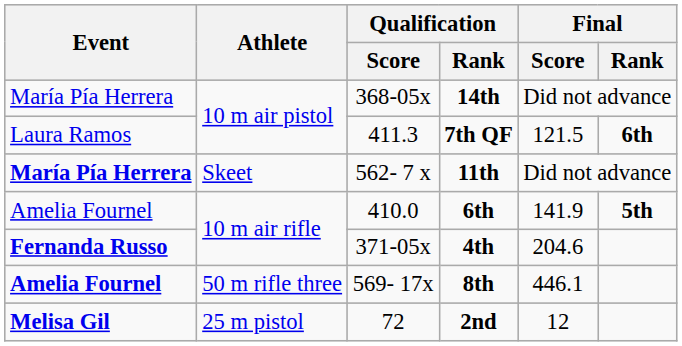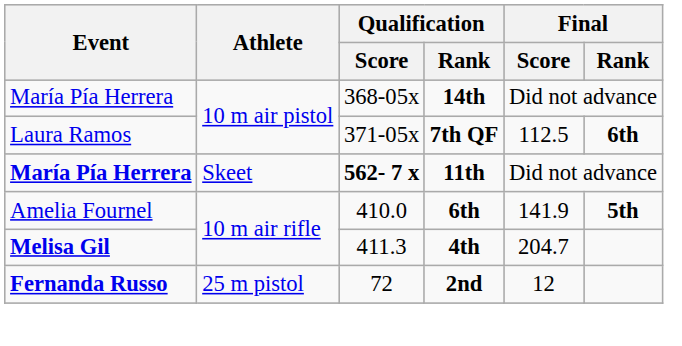(393, 135) 411.3 -> (382, 135) 371-05x
(558, 135) 121.5 -> (544, 135) 112.5
(393, 172) normal -> (382, 172) bold
(89, 247) Fernanda Russo -> (60, 247) Melisa Gil
(393, 247) 371-05x -> (382, 247) 411.3
(558, 247) 204.6 -> (544, 247) 204.7
- row: (478, 284)
(60, 321) Melisa Gil -> (89, 284) Fernanda Russo
